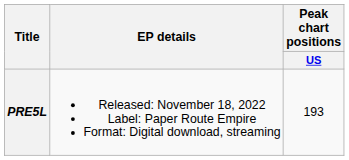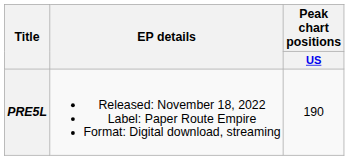(314, 112) 193 -> (314, 112) 190
